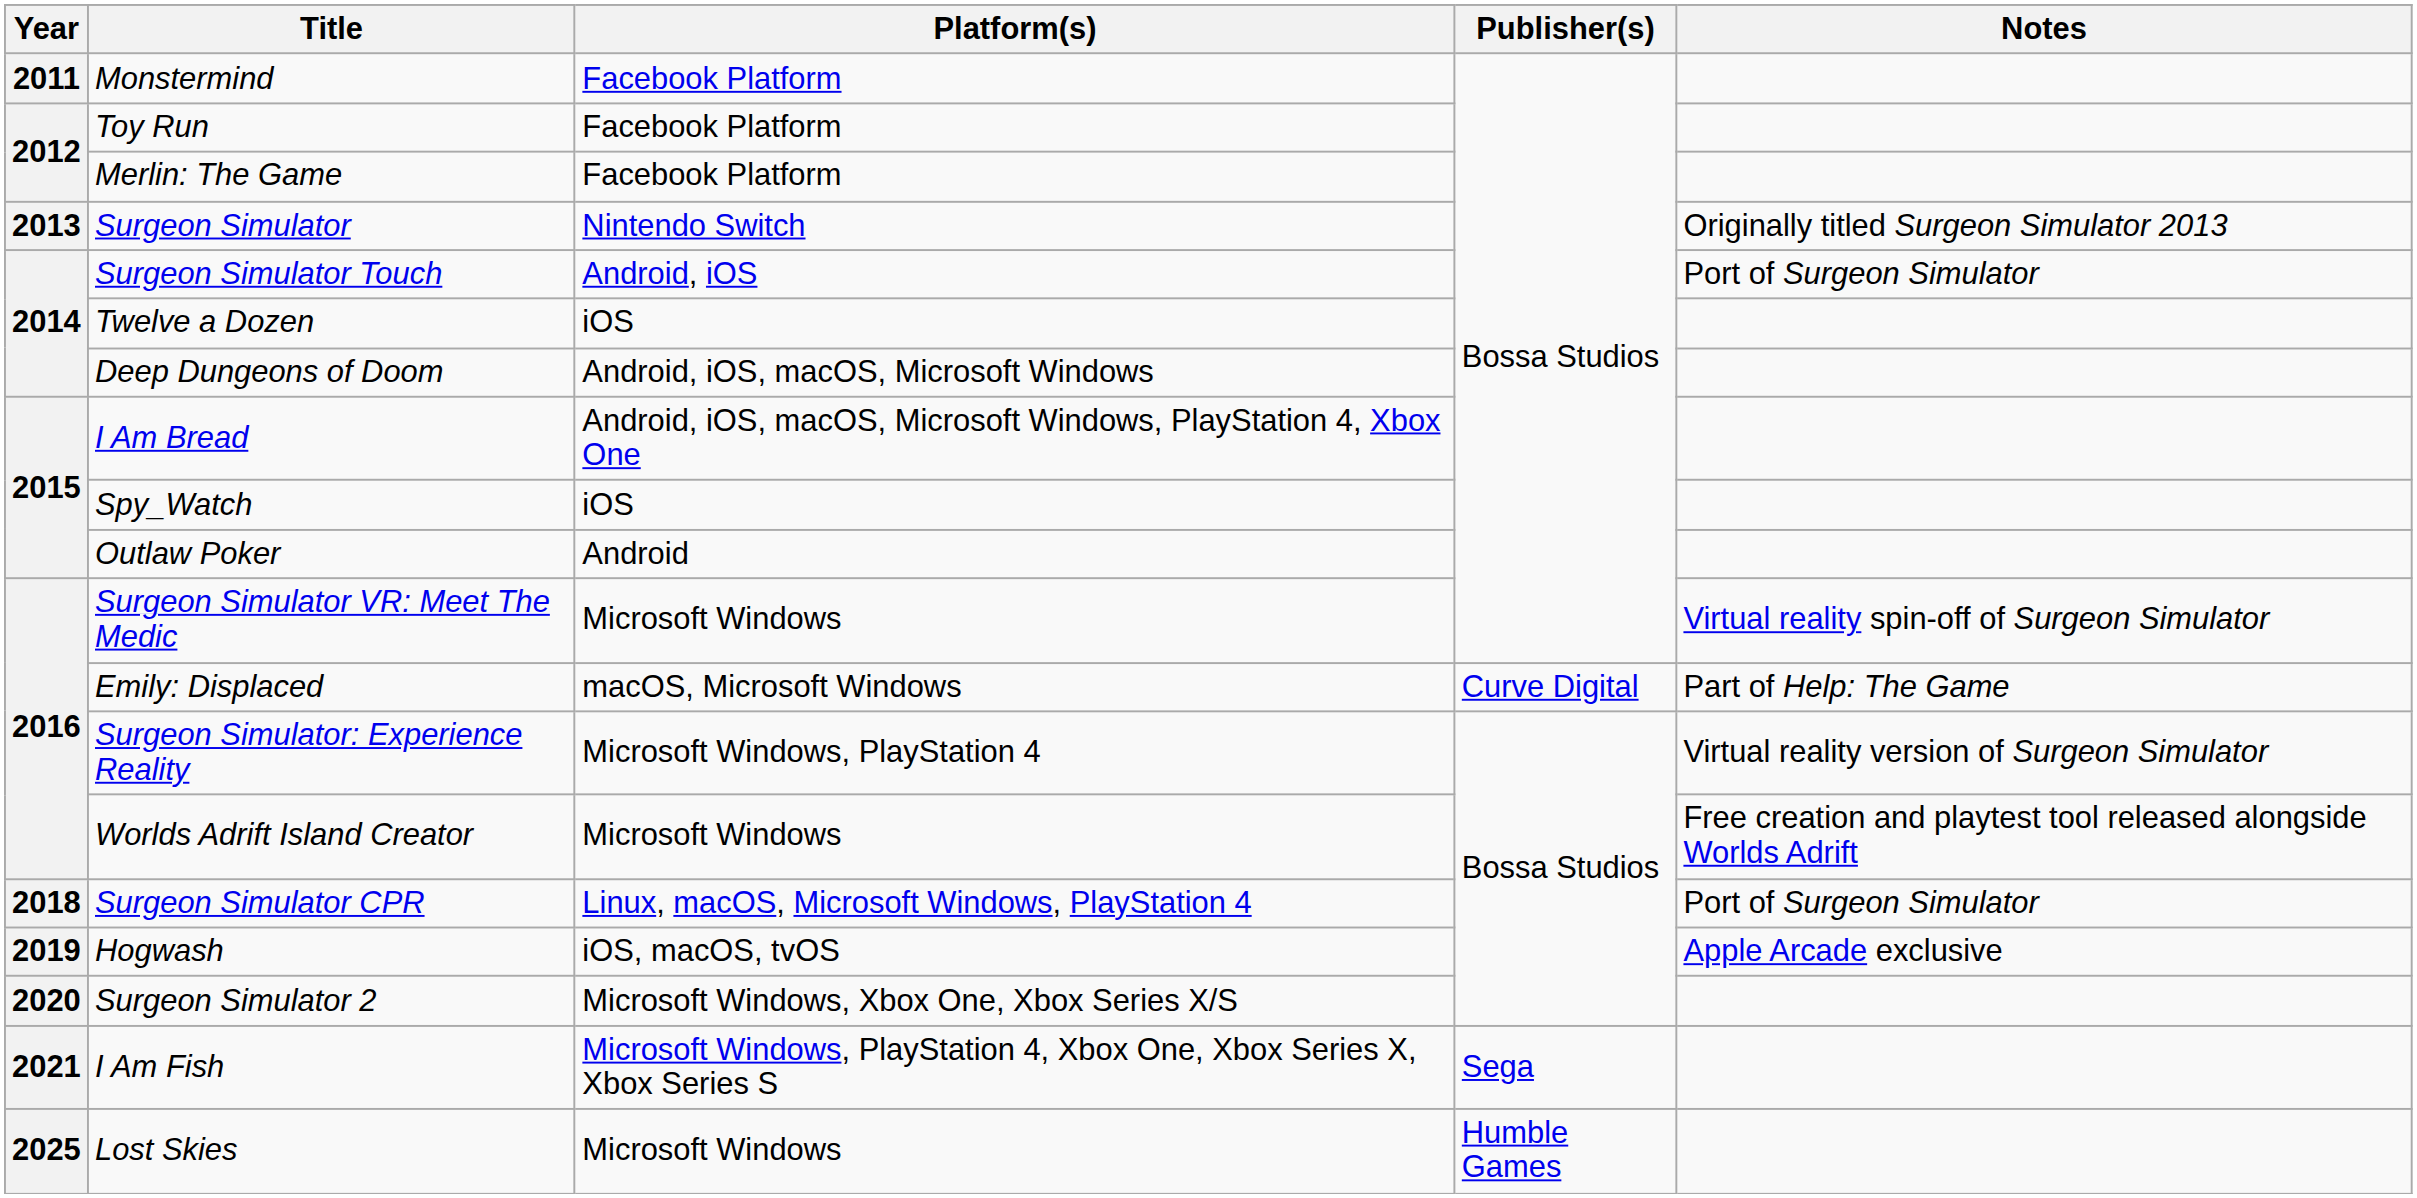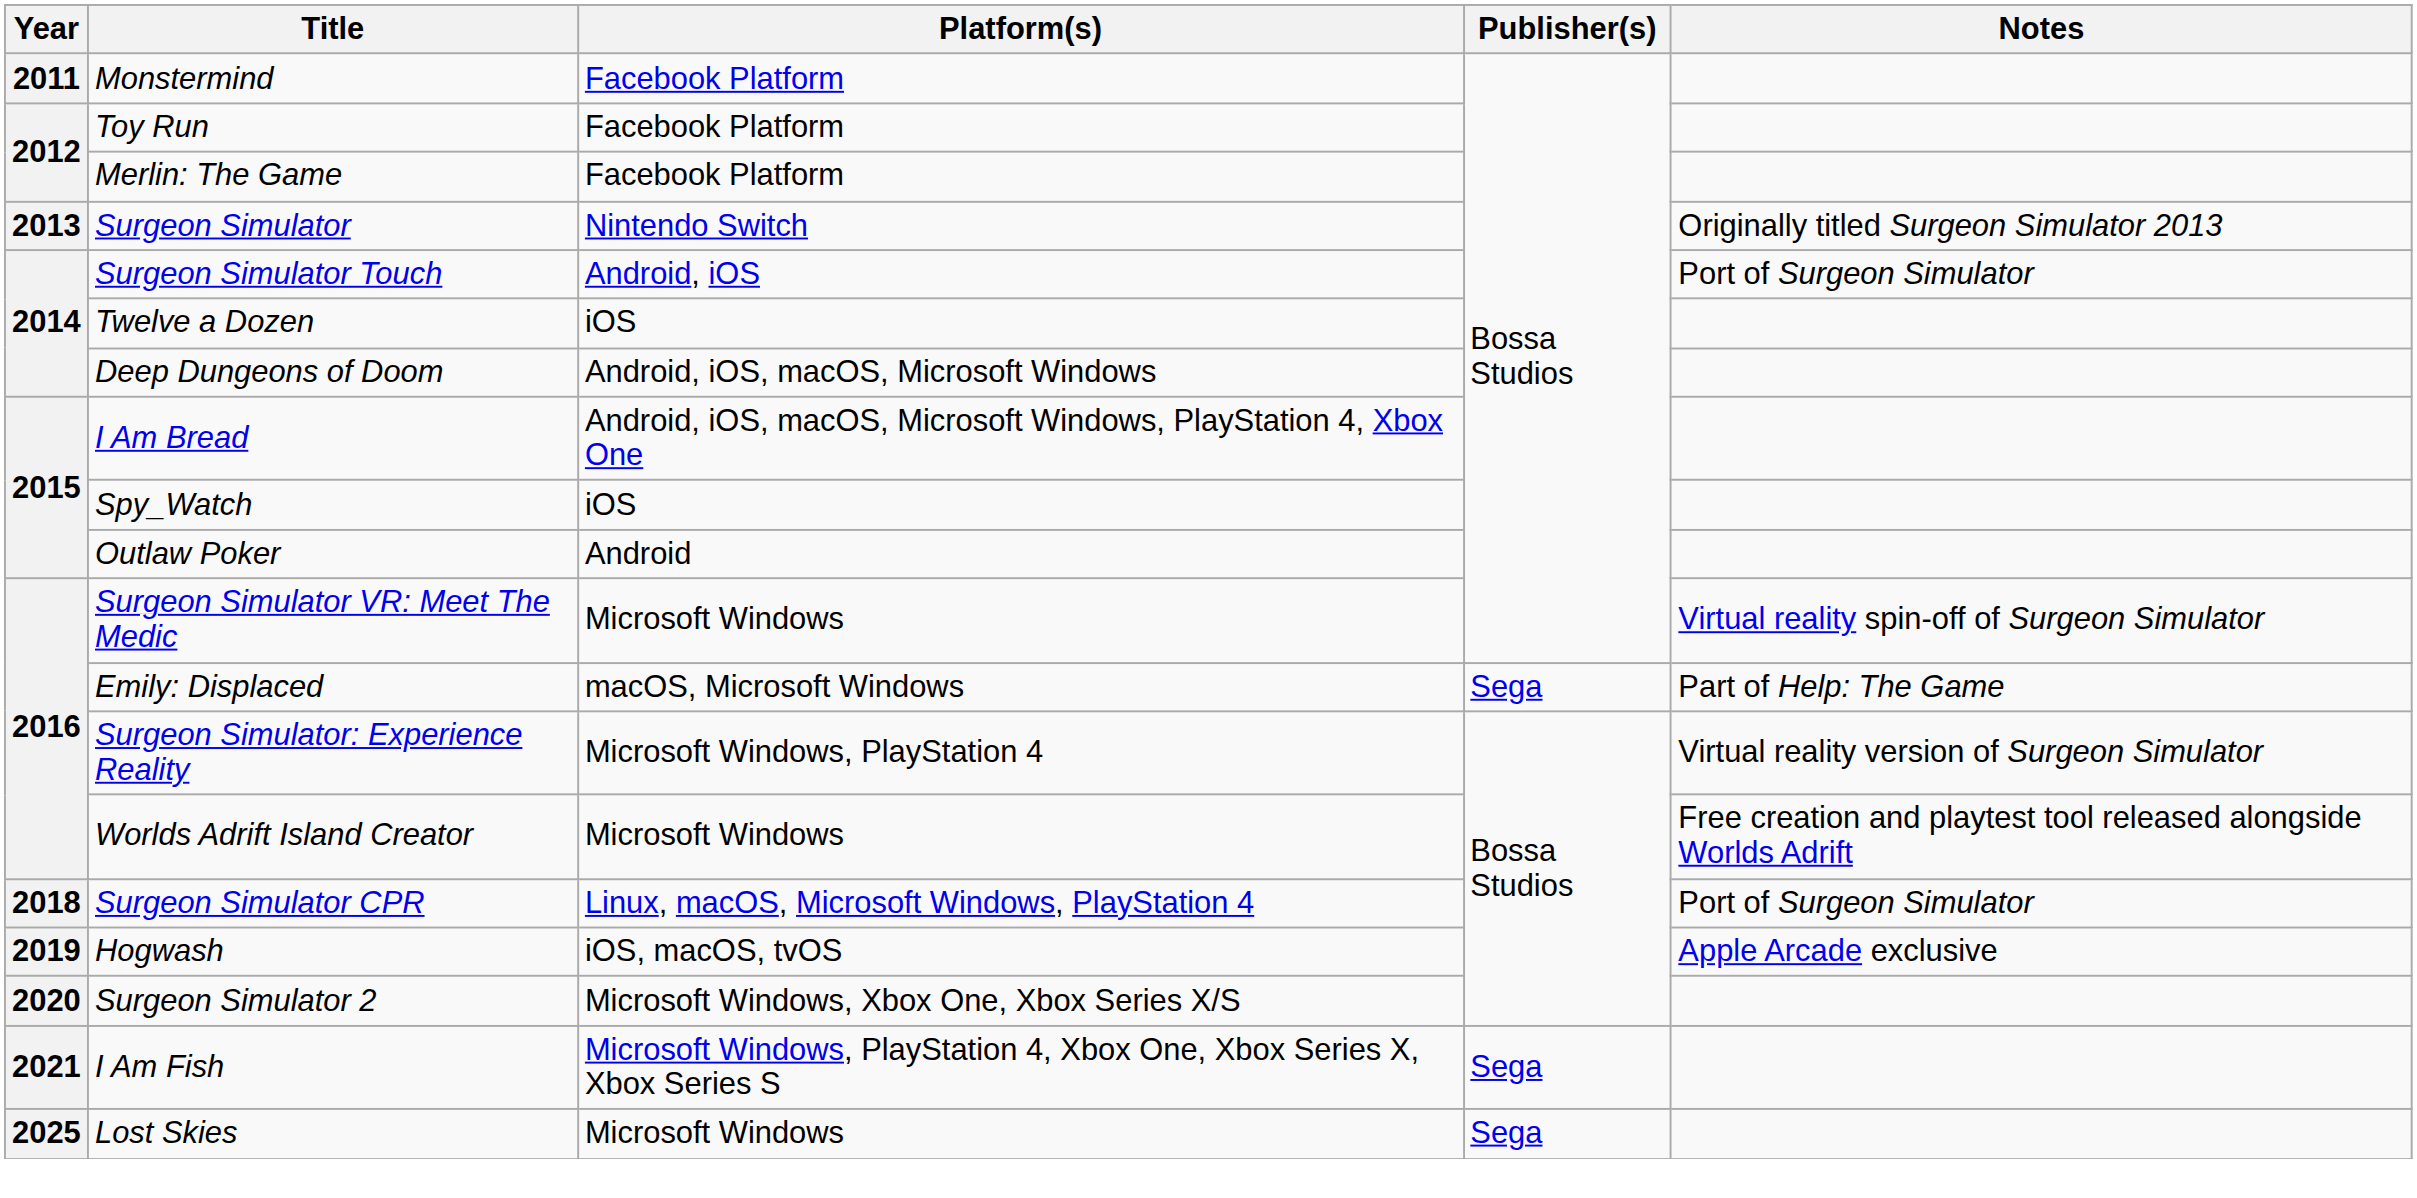(1550, 686) Curve Digital -> (1506, 686) Sega
(1515, 1150) Humble Games -> (1506, 1133) Sega
